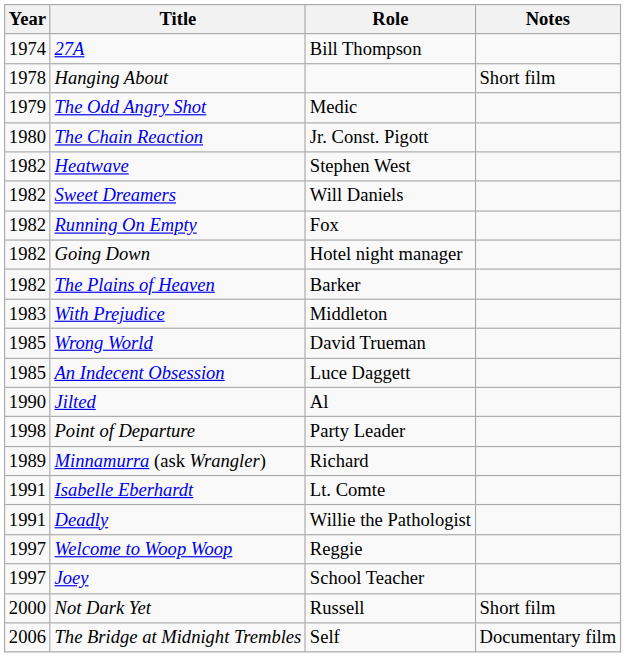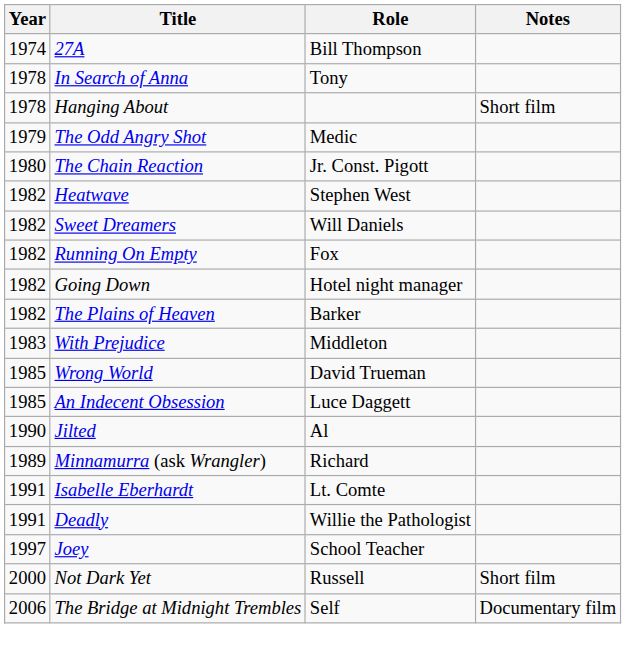+ row: (121, 78)
- row: (125, 431)
- row: (143, 549)
